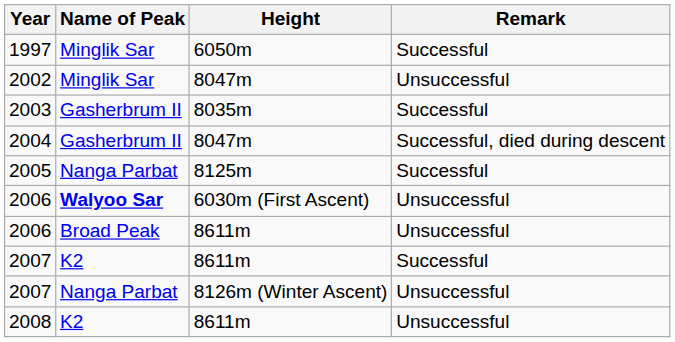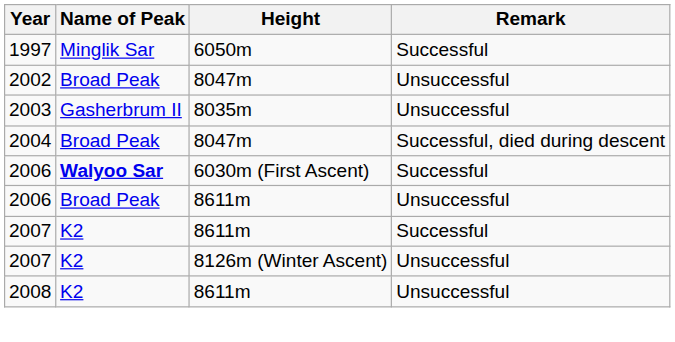(107, 79) Minglik Sar -> (110, 79) Broad Peak
(442, 110) Successful -> (453, 110) Unsuccessful
(121, 140) Gasherbrum II -> (110, 140) Broad Peak
- row: (30, 170)
(453, 200) Unsuccessful -> (442, 170) Successful
(119, 291) Nanga Parbat -> (72, 261) K2
